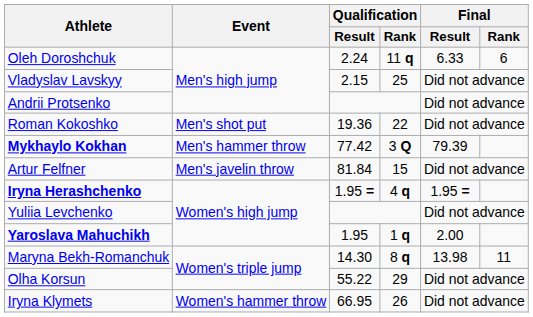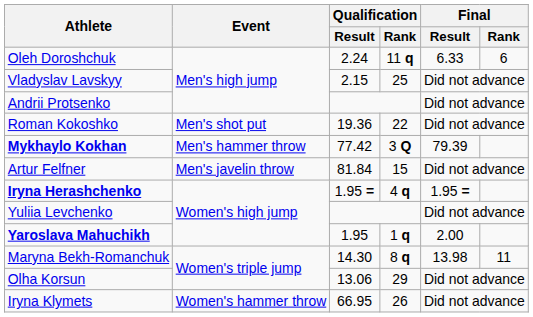(354, 279) 55.22 -> (354, 279) 13.06
